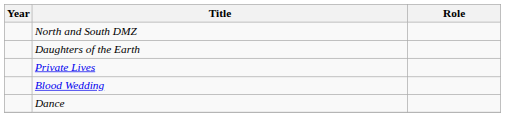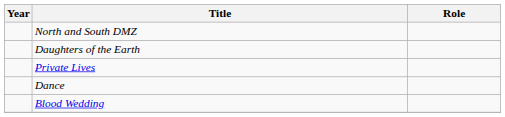rows swapped: (50, 103) <-> (70, 85)
